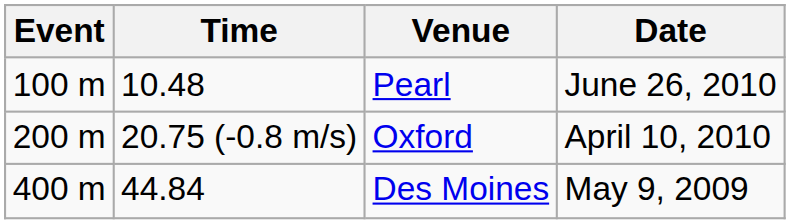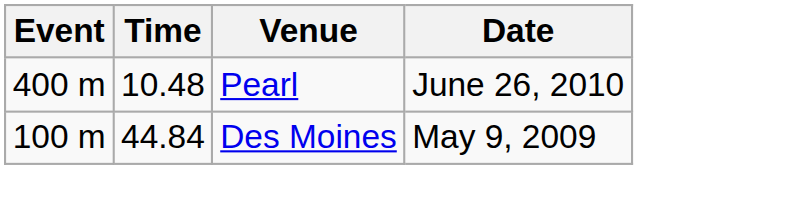(59, 84) 100 m -> (59, 84) 400 m
- row: (423, 137)
(59, 190) 400 m -> (59, 137) 100 m
